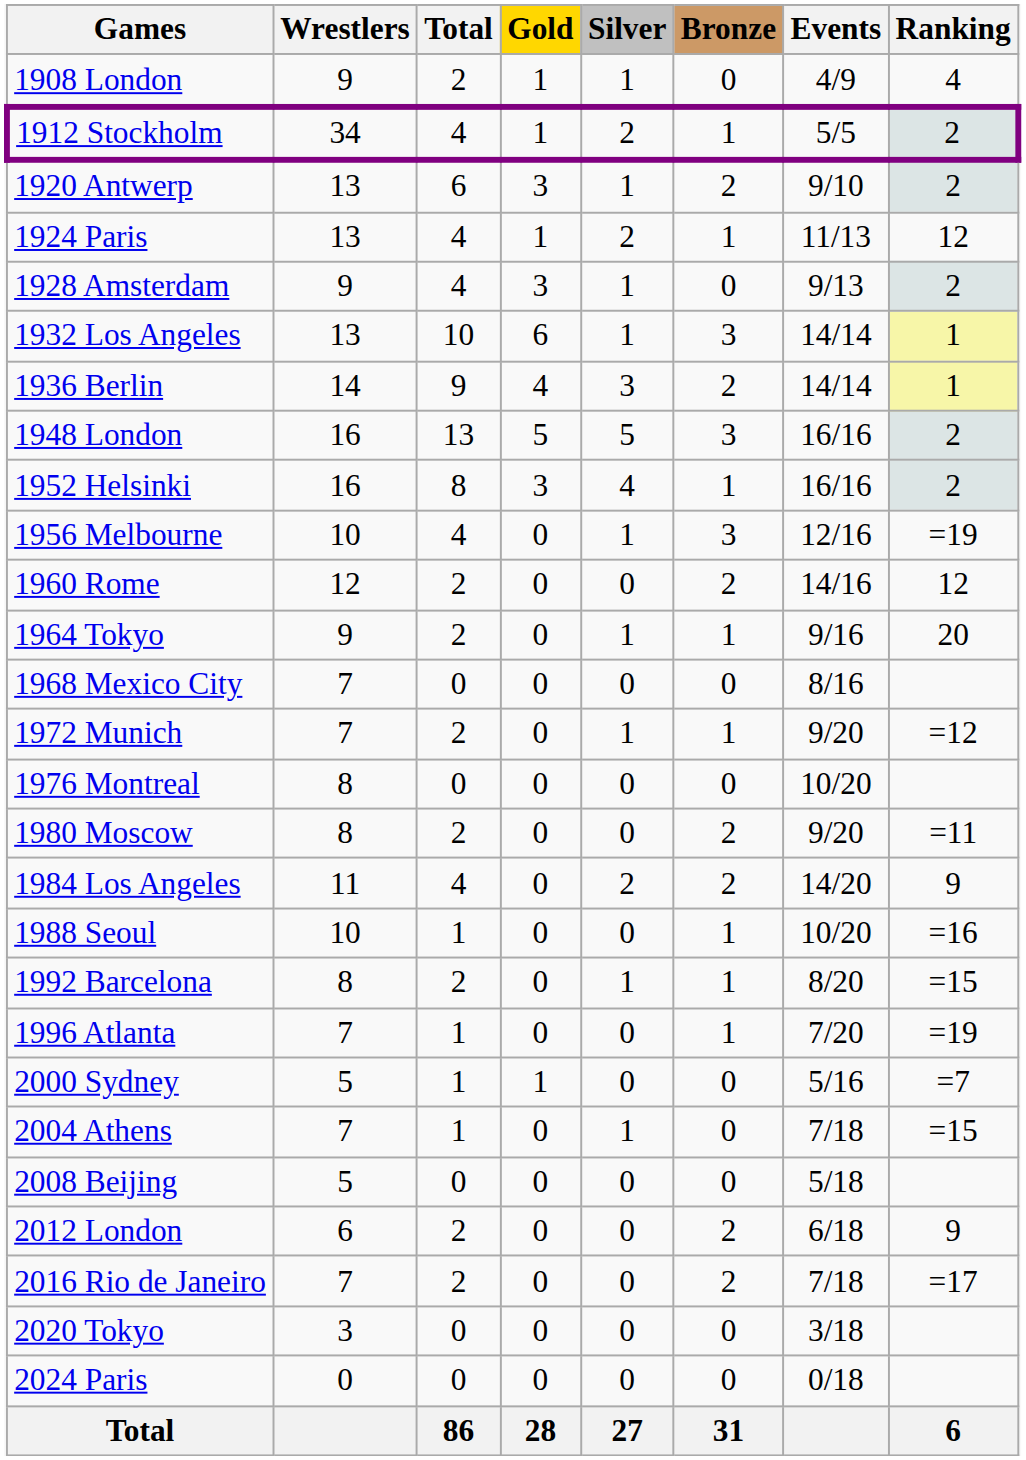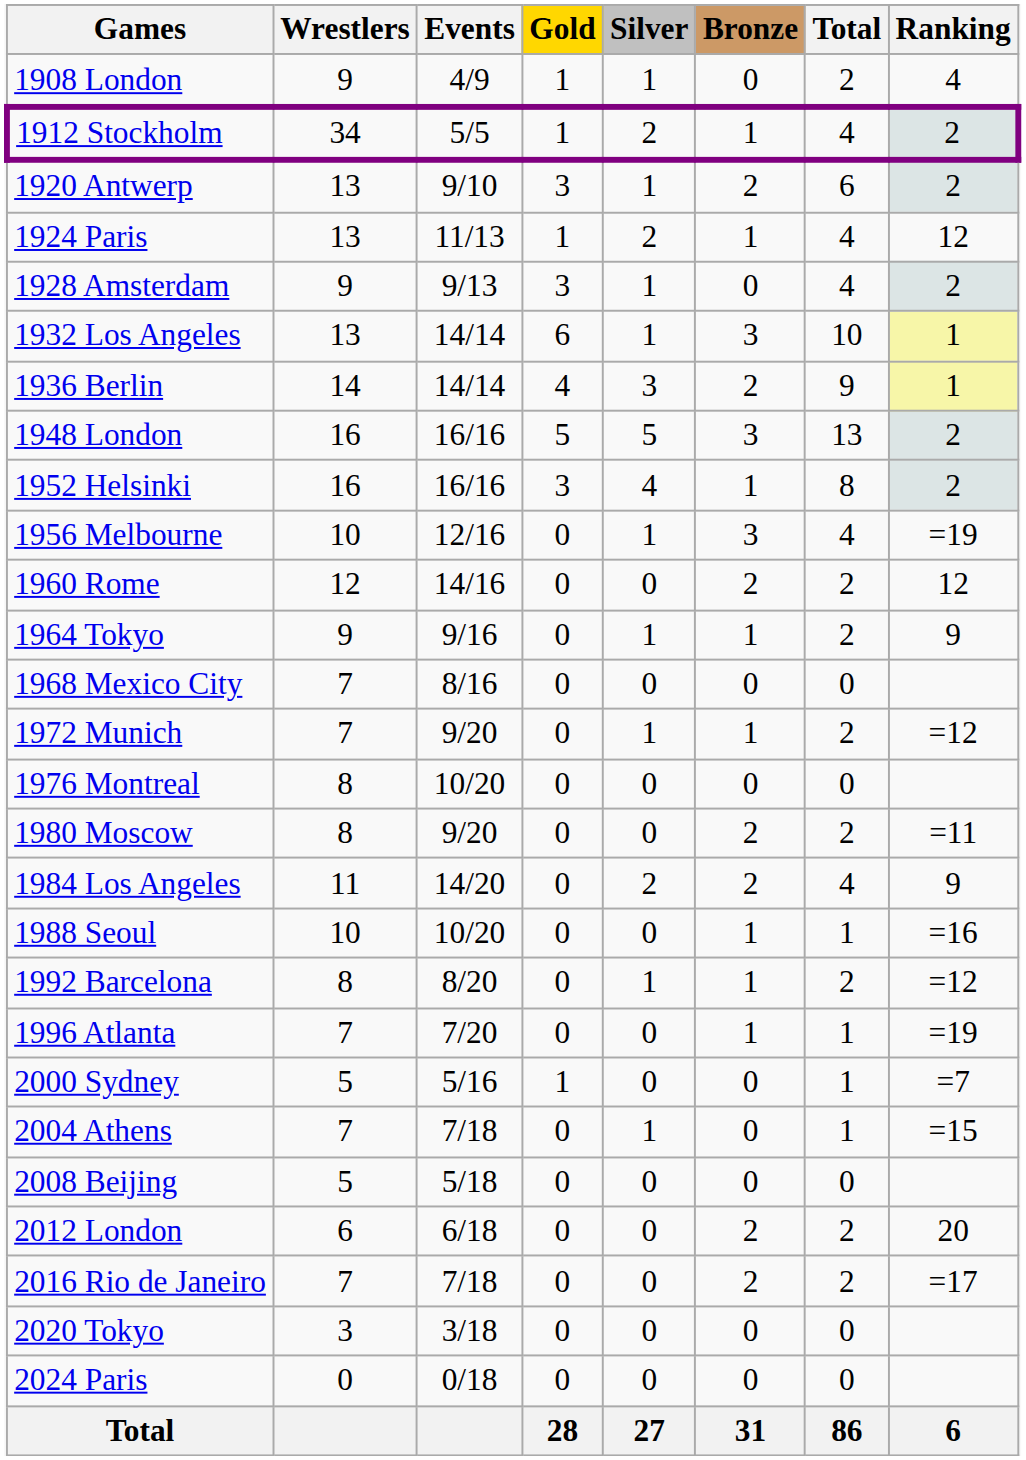columns swapped: (836, 29) <-> (459, 29)
(953, 634) 20 -> (953, 634) 9
(953, 982) =15 -> (953, 982) =12
(953, 1230) 9 -> (953, 1230) 20
